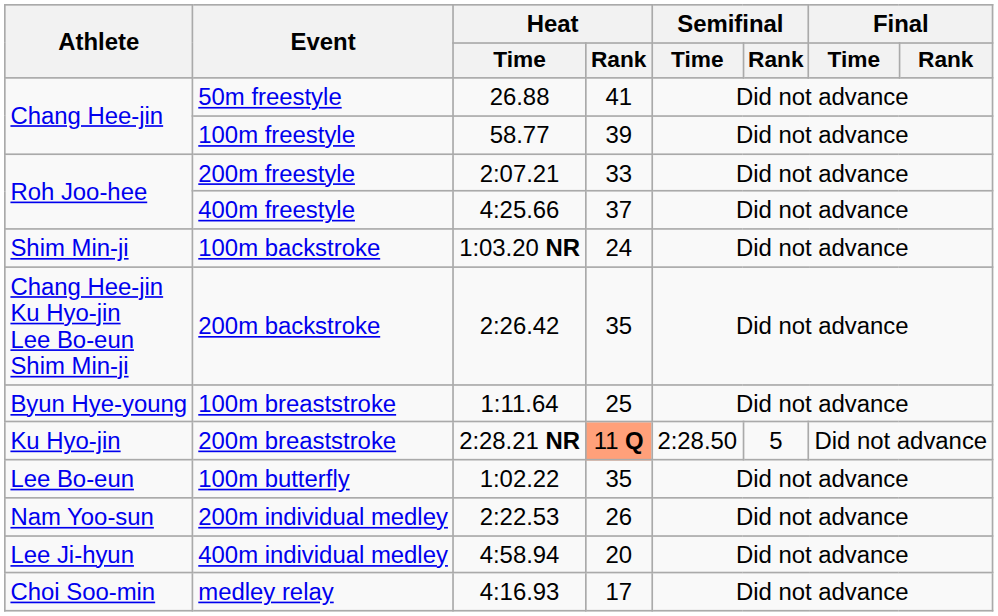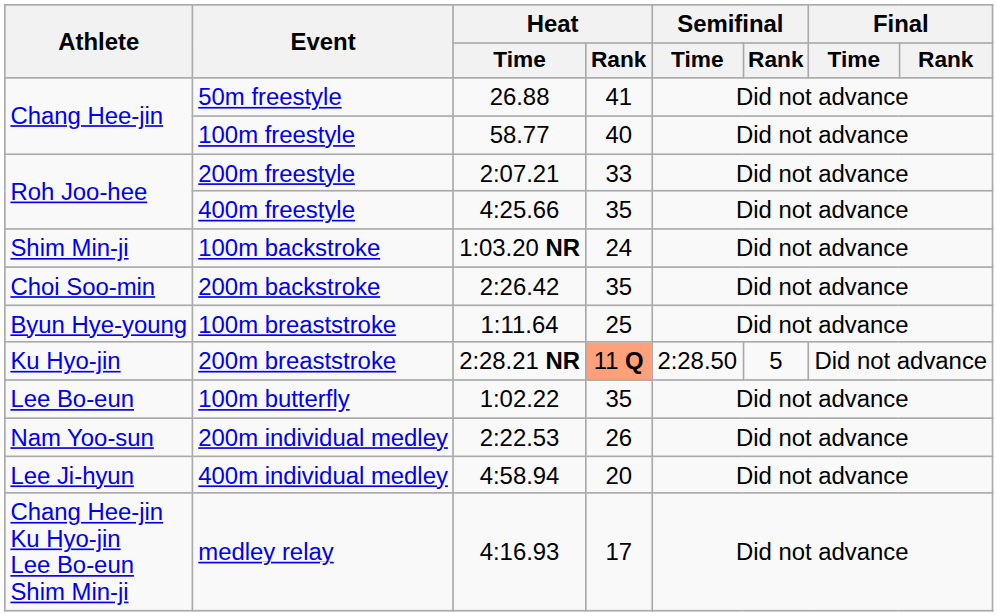(619, 135) 39 -> (619, 135) 40
(619, 211) 37 -> (619, 211) 35
(87, 326) Chang Hee-jin Ku Hyo-jin Lee Bo-eun Shim Min-ji -> (83, 286) Choi Soo-min
(83, 593) Choi Soo-min -> (87, 553) Chang Hee-jin Ku Hyo-jin Lee Bo-eun Shim Min-ji
